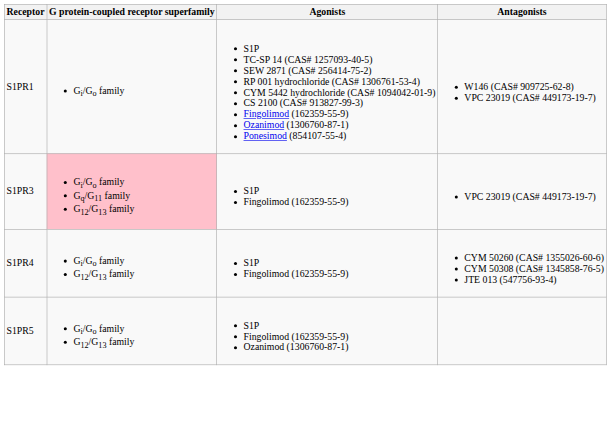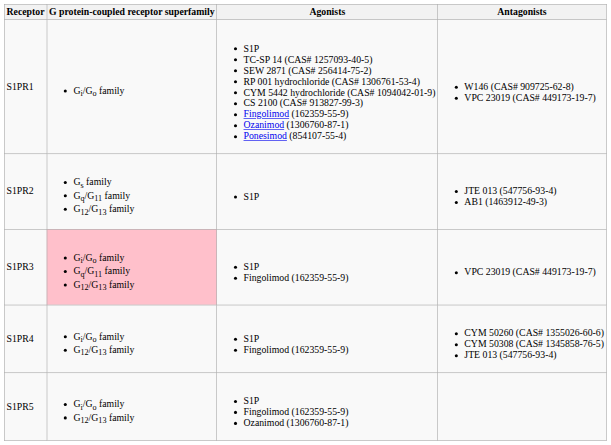+ row: (20, 191)
